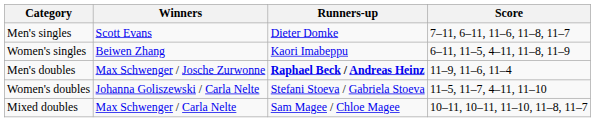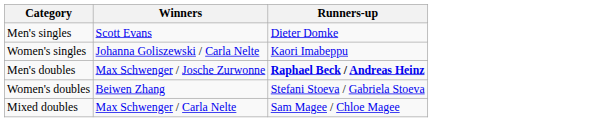- column: (509, 13)
(130, 51) Beiwen Zhang -> (177, 51) Johanna Goliszewski / Carla Nelte
(177, 88) Johanna Goliszewski / Carla Nelte -> (130, 88) Beiwen Zhang
